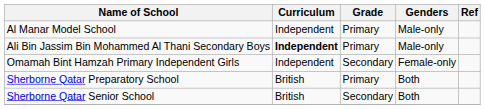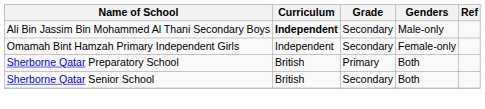- row: (61, 29)
(361, 46) Primary -> (368, 29) Secondary
